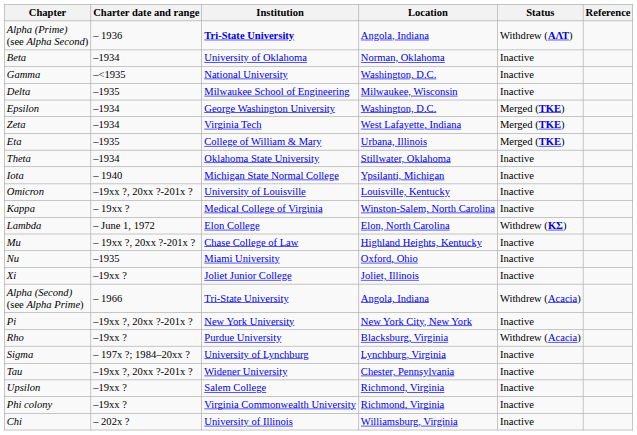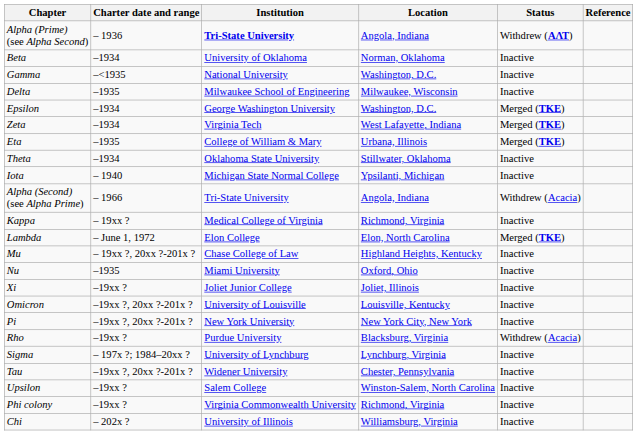rows swapped: (45, 298) <-> (25, 192)
(428, 208) Winston-Salem, North Carolina -> (403, 220) Richmond, Virginia
(533, 225) Withdrew (ΚΣ) -> (532, 237) Merged (ΤΚΕ)
(403, 388) Richmond, Virginia -> (428, 388) Winston-Salem, North Carolina
